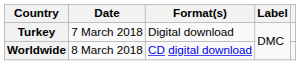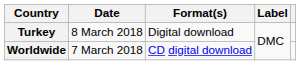(107, 32) 7 March 2018 -> (107, 32) 8 March 2018
(107, 50) 8 March 2018 -> (107, 50) 7 March 2018
